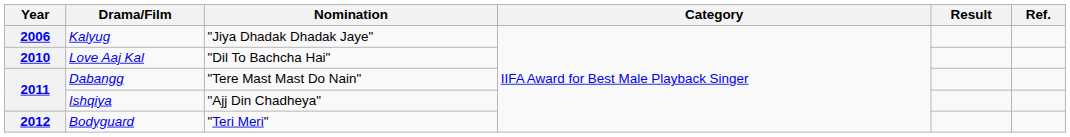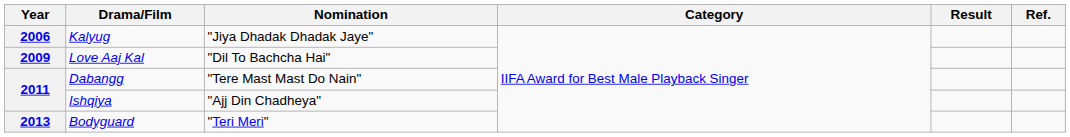(35, 57) 2010 -> (35, 57) 2009
(35, 121) 2012 -> (35, 121) 2013
